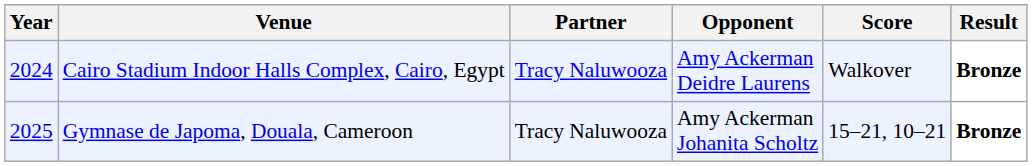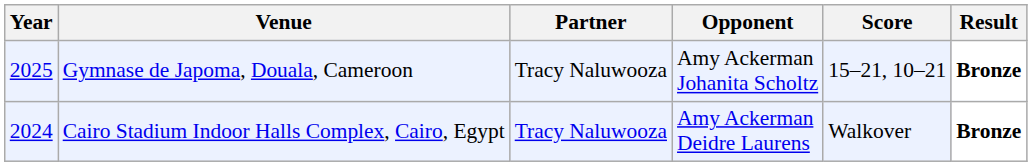rows swapped: (284, 70) <-> (238, 131)
